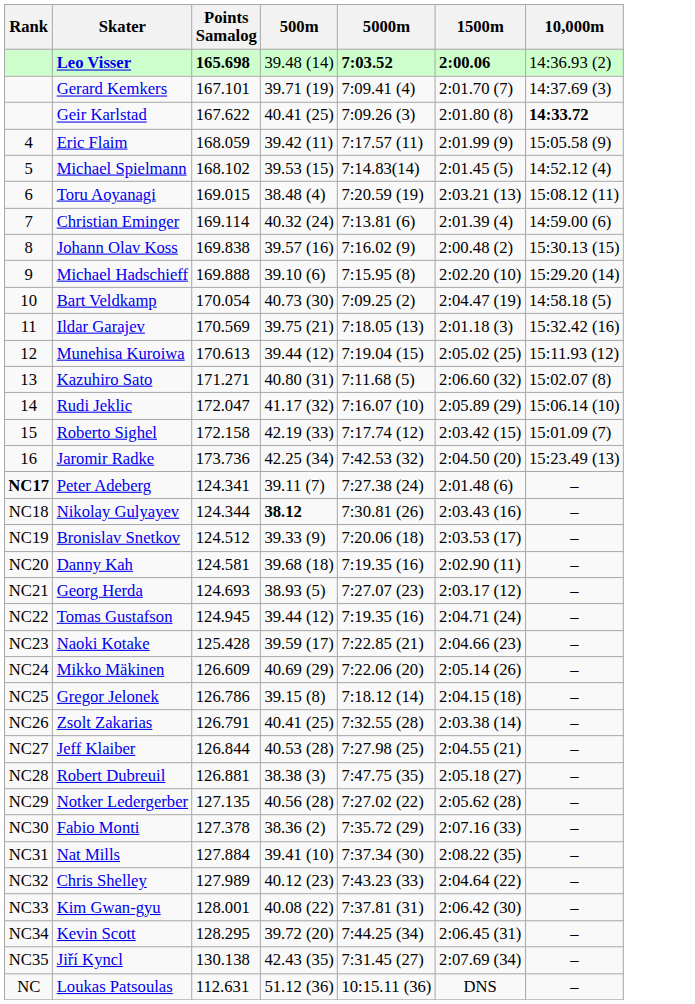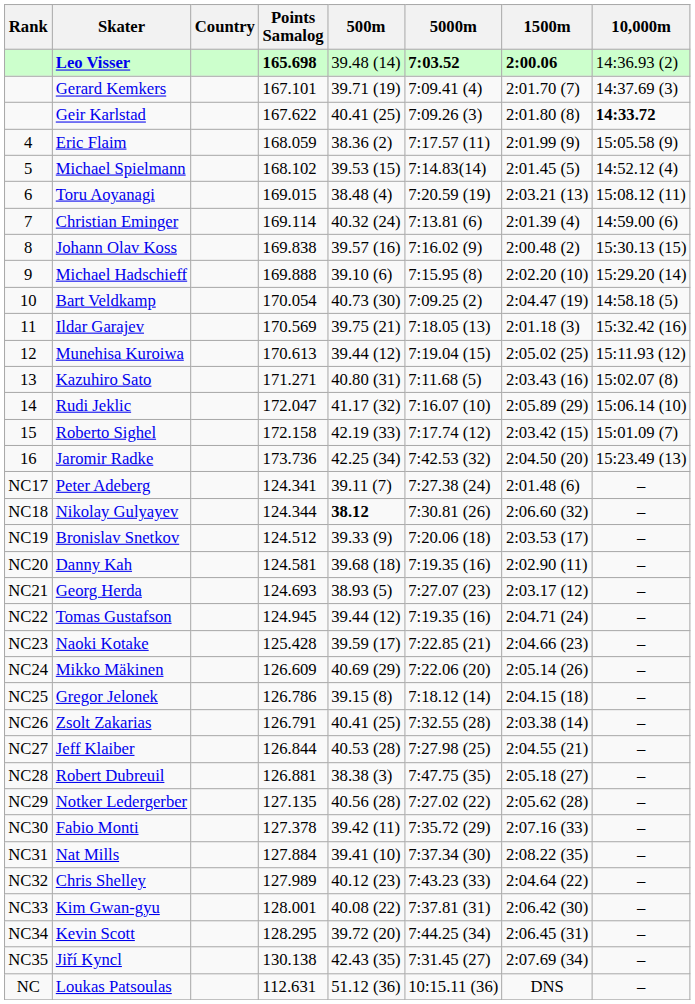+ column: (225, 27)
(299, 141) 39.42 (11) -> (362, 141) 38.36 (2)
(480, 379) 2:06.60 (32) -> (547, 379) 2:03.43 (16)
(29, 485) bold -> (28, 485) normal
(480, 511) 2:03.43 (16) -> (547, 511) 2:06.60 (32)
(295, 828) 38.36 (2) -> (366, 828) 39.42 (11)
